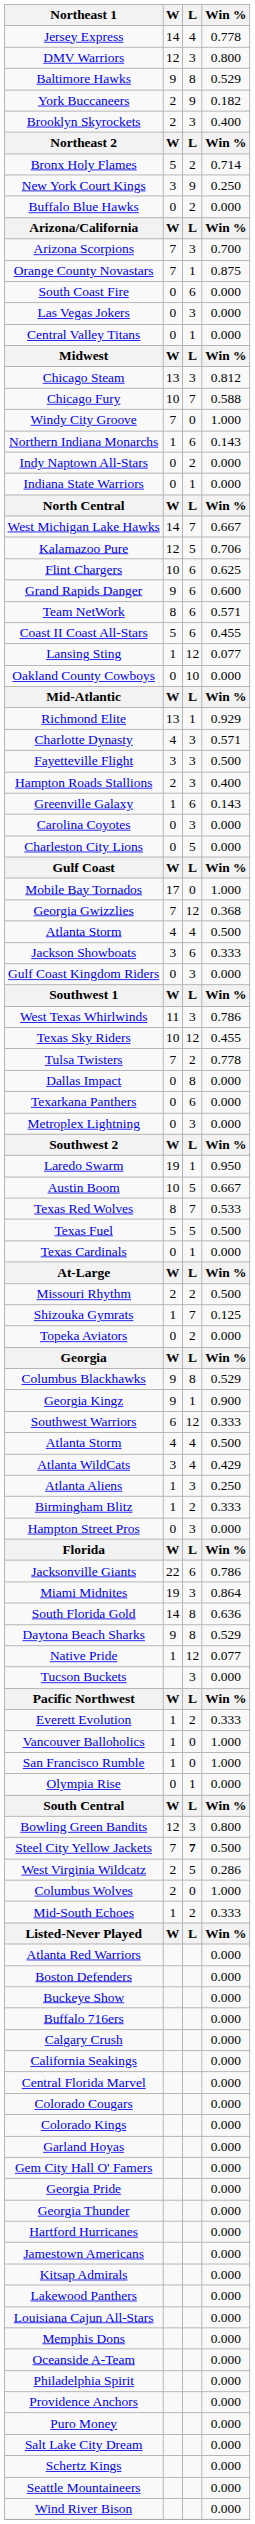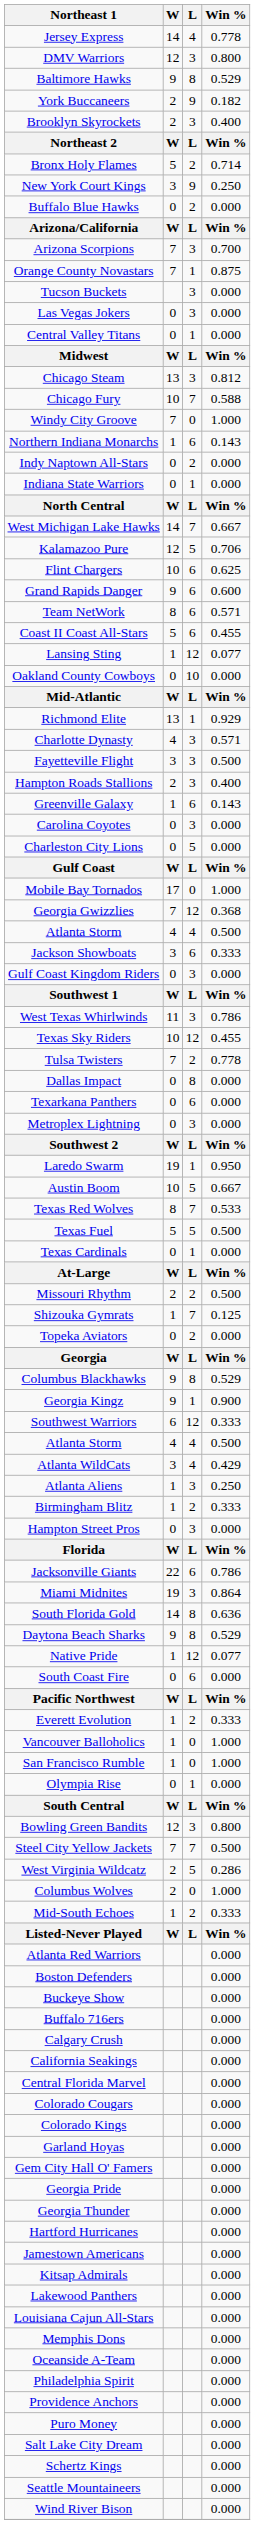rows swapped: (84, 1677) <-> (84, 292)
(192, 1848) bold -> (192, 1848) normal
